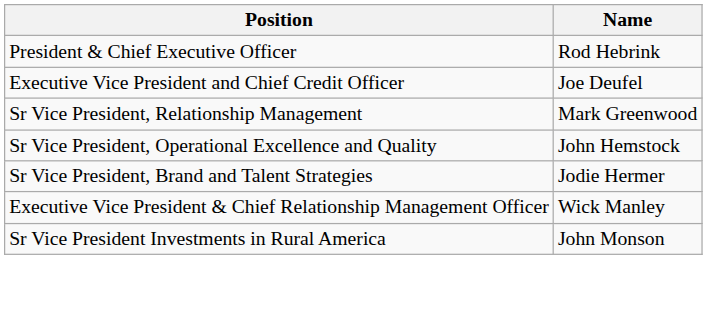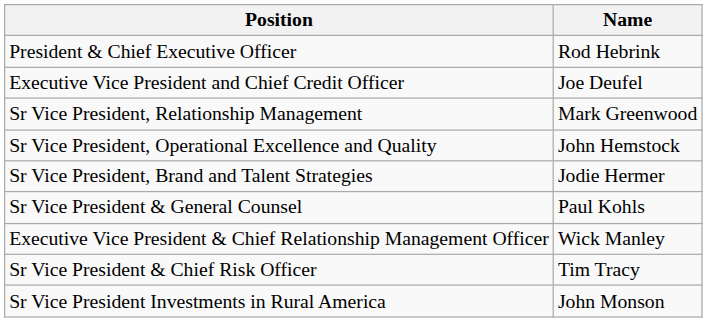+ row: (156, 207)
+ row: (163, 269)
